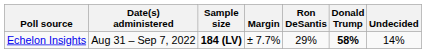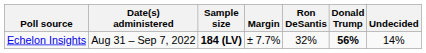(306, 40) 29% -> (306, 40) 32%
(348, 40) 58% -> (348, 40) 56%
